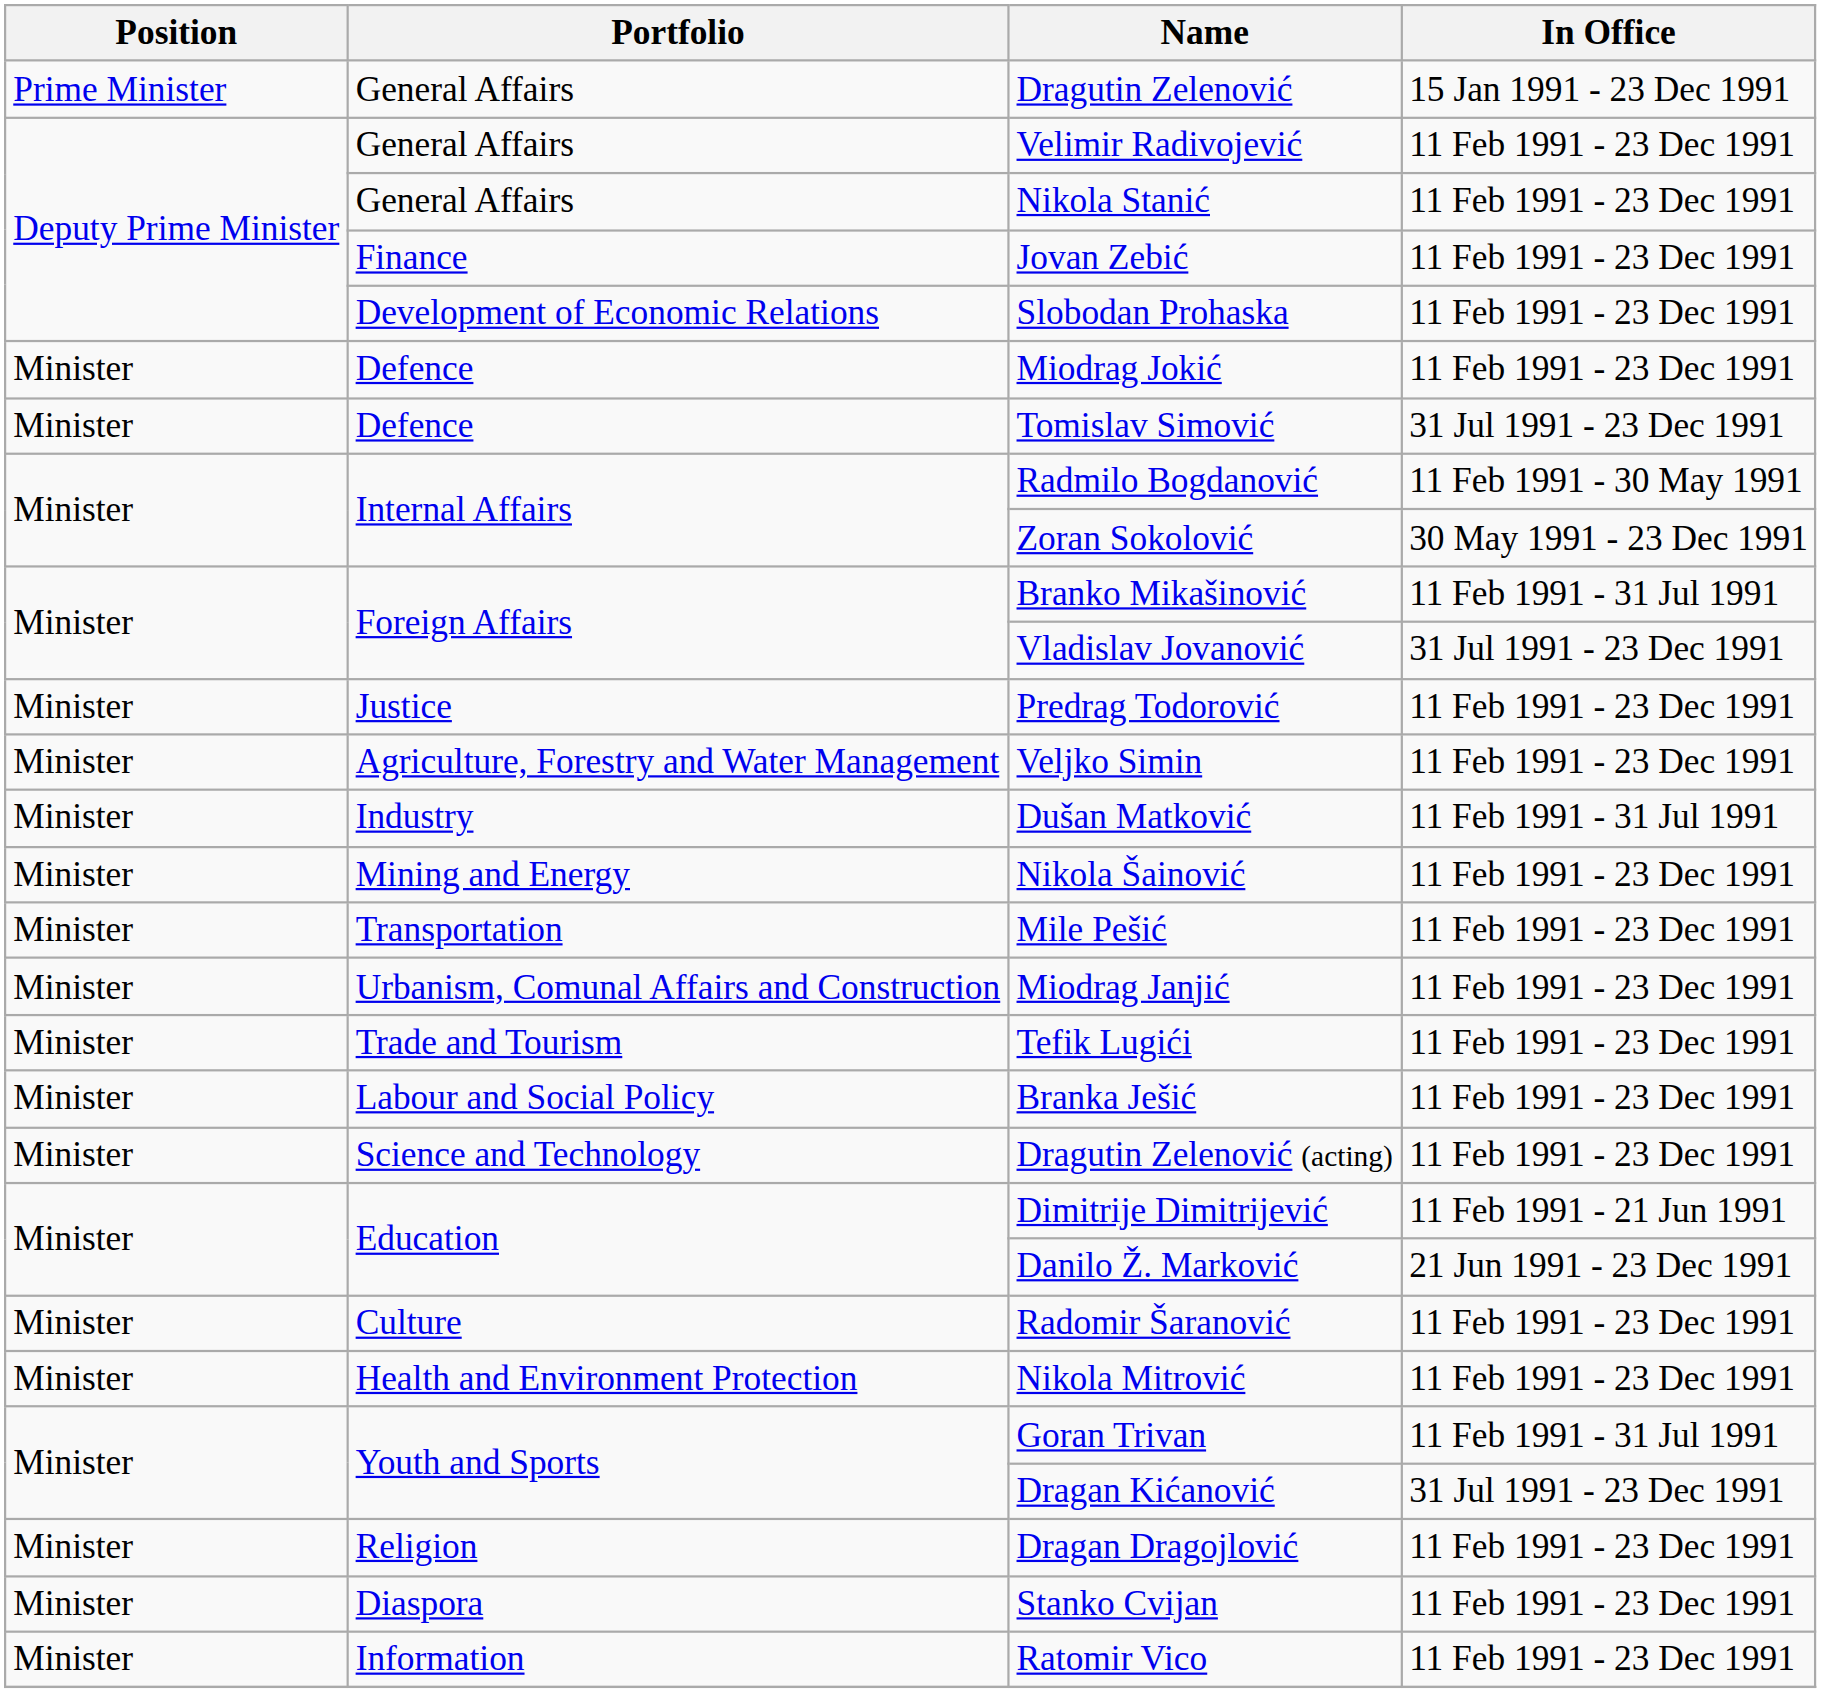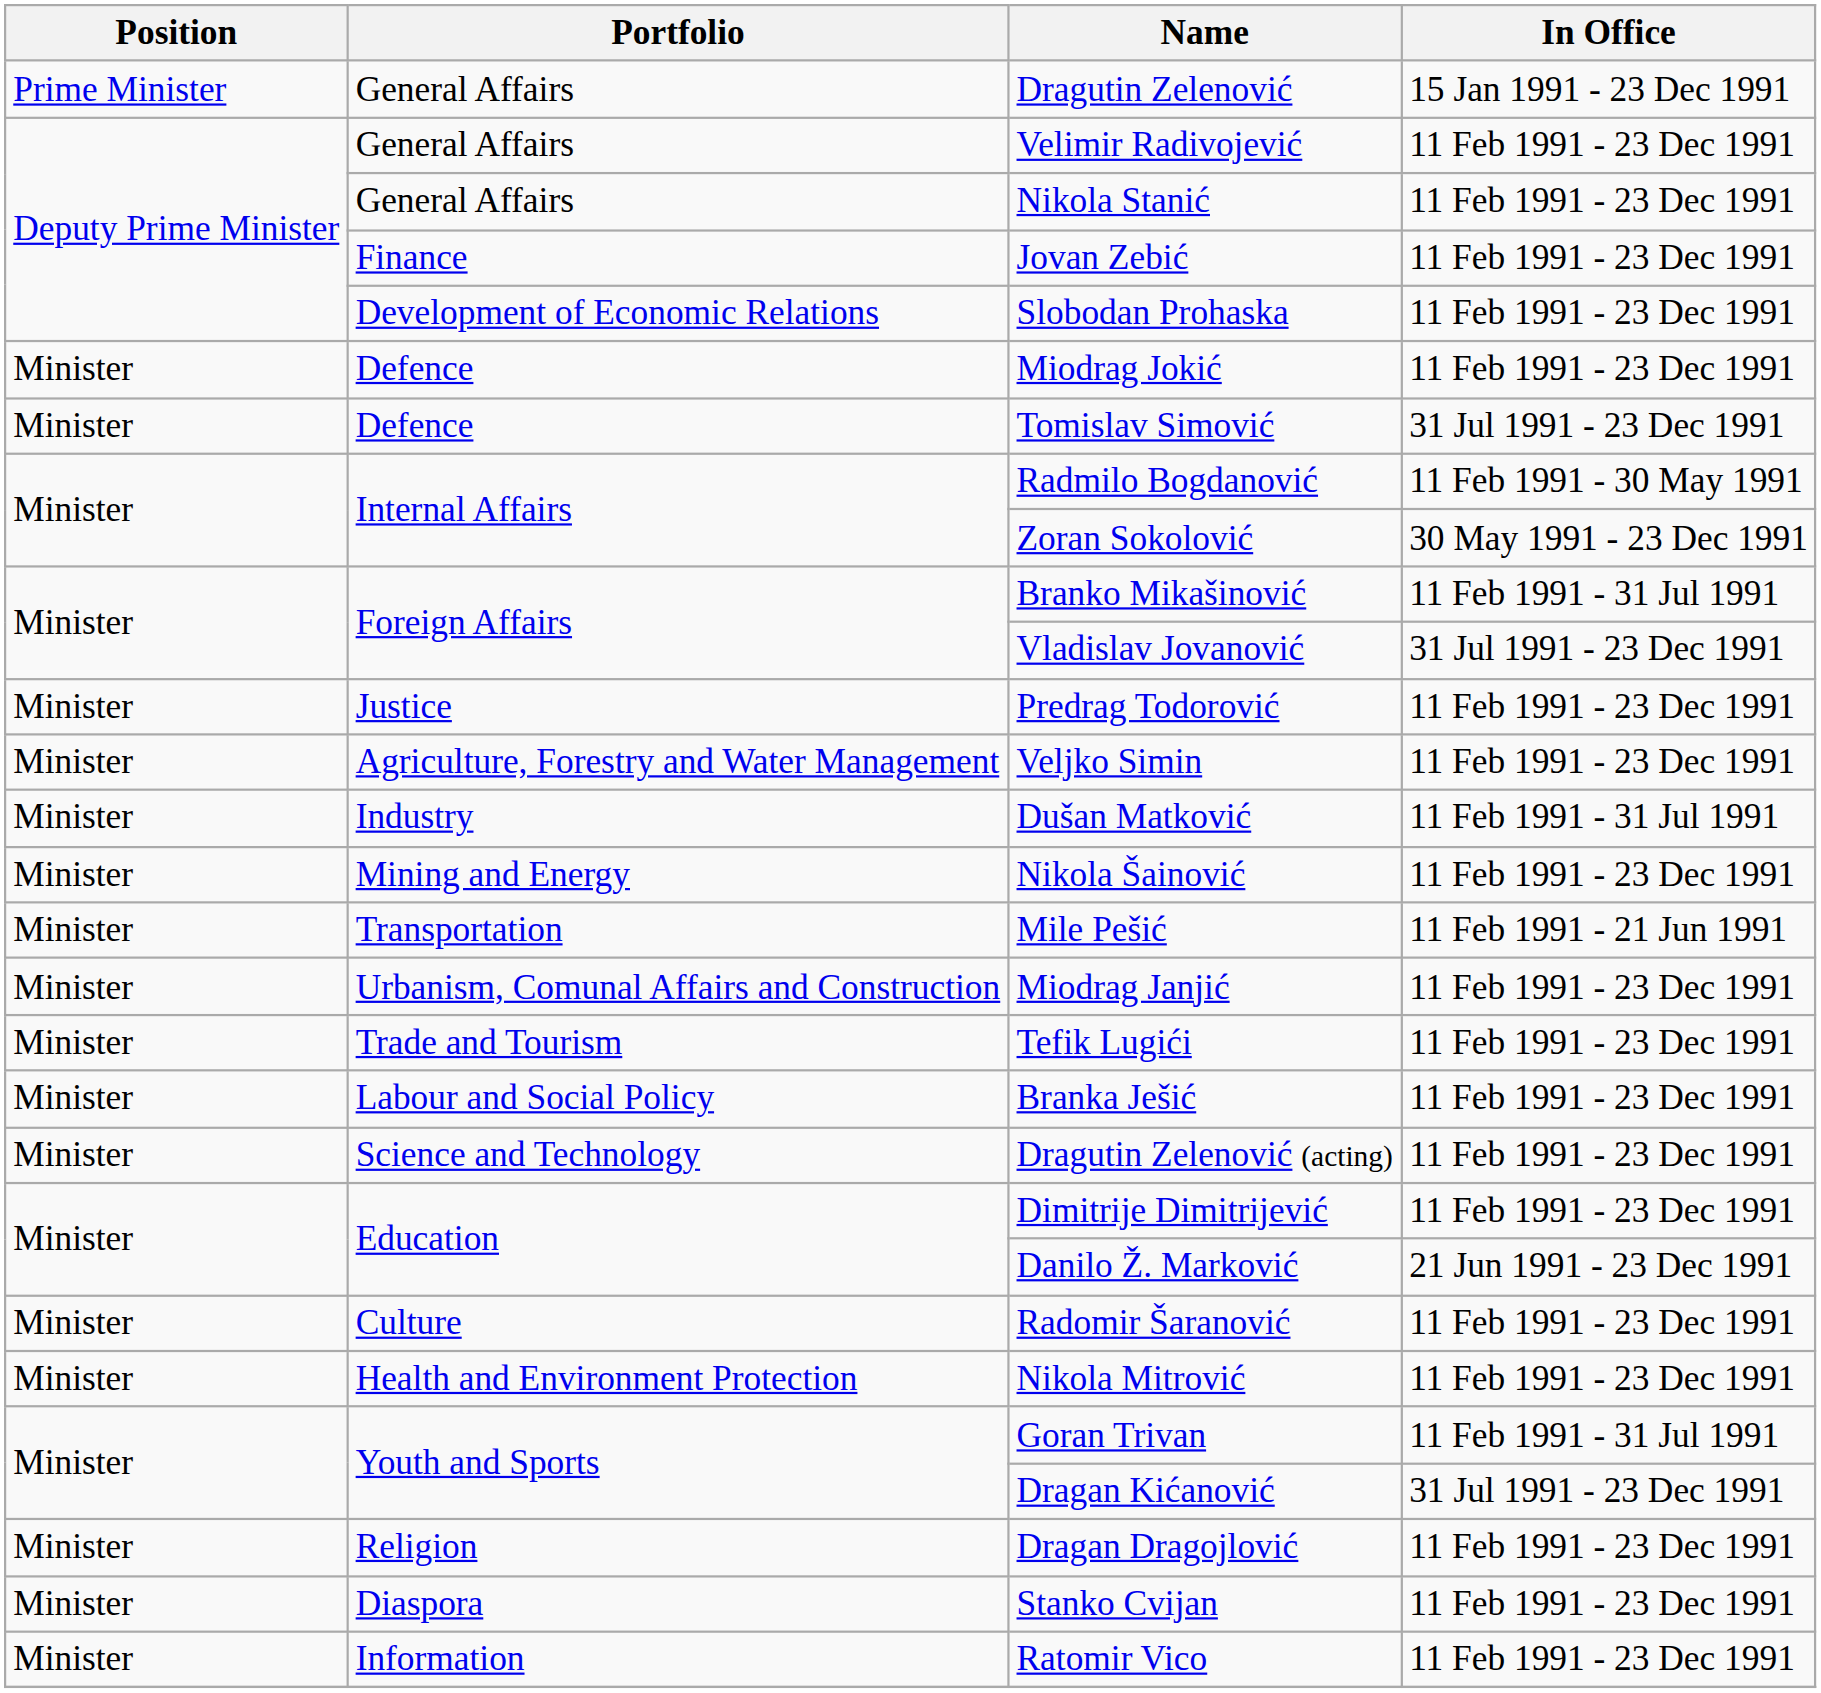(1602, 929) 11 Feb 1991 - 23 Dec 1991 -> (1598, 929) 11 Feb 1991 - 21 Jun 1991
(1598, 1210) 11 Feb 1991 - 21 Jun 1991 -> (1602, 1210) 11 Feb 1991 - 23 Dec 1991
